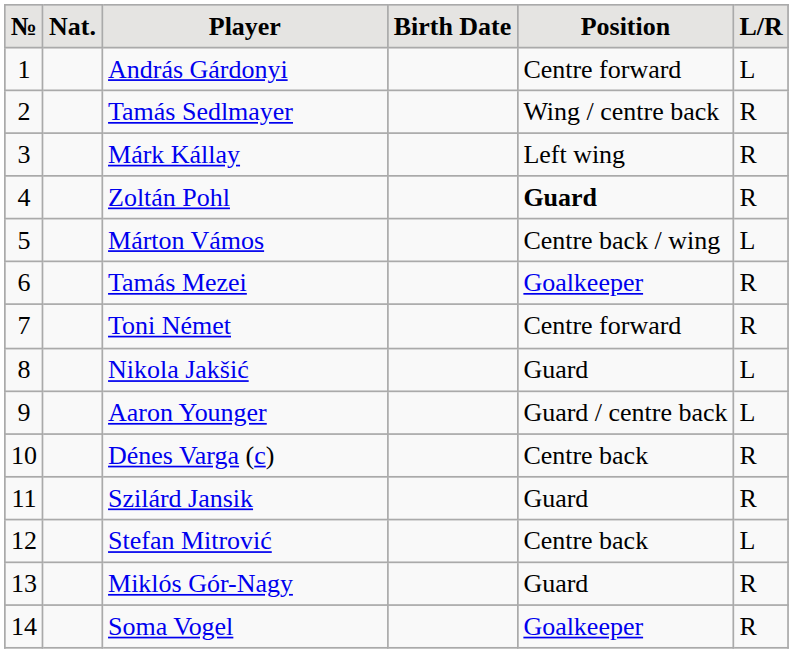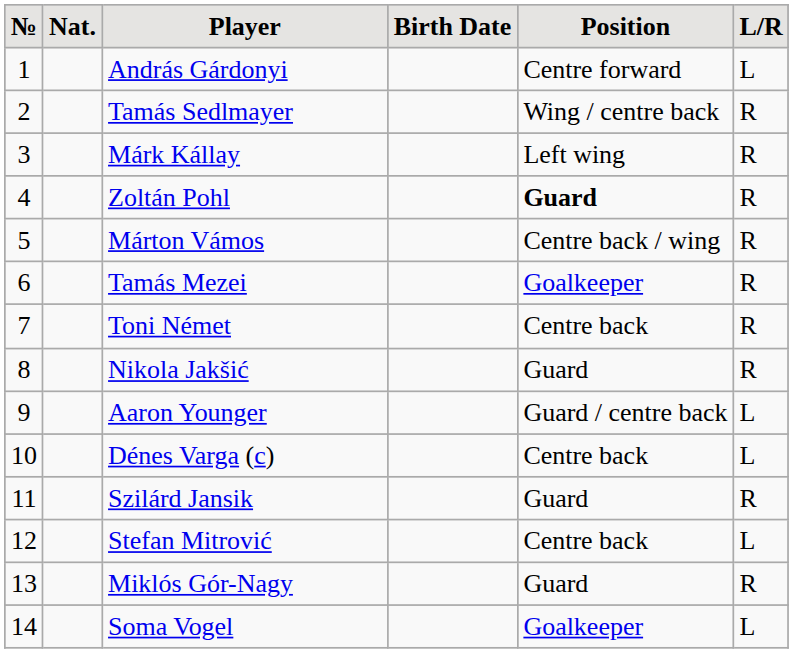(747, 240) L -> (748, 240) R
(602, 326) Centre forward -> (586, 326) Centre back
(747, 368) L -> (748, 368) R
(748, 454) R -> (747, 454) L
(748, 626) R -> (747, 626) L
